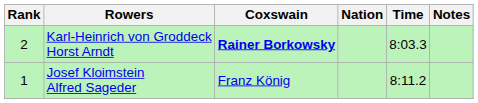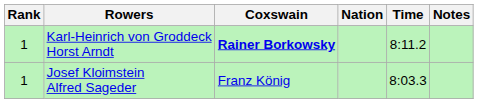(24, 44) 2 -> (24, 44) 1
(408, 44) 8:03.3 -> (408, 44) 8:11.2
(408, 80) 8:11.2 -> (408, 80) 8:03.3
